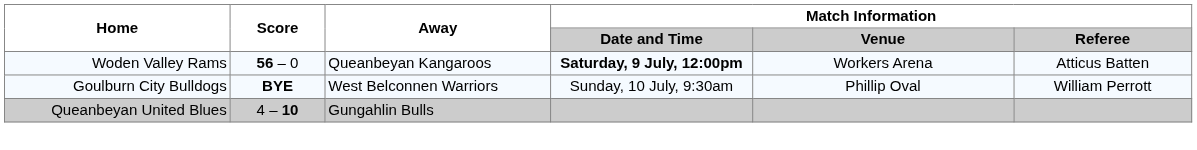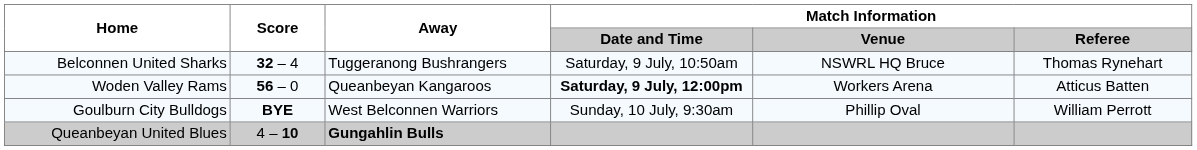+ row: (142, 63)
(381, 110) normal -> (386, 133) bold
